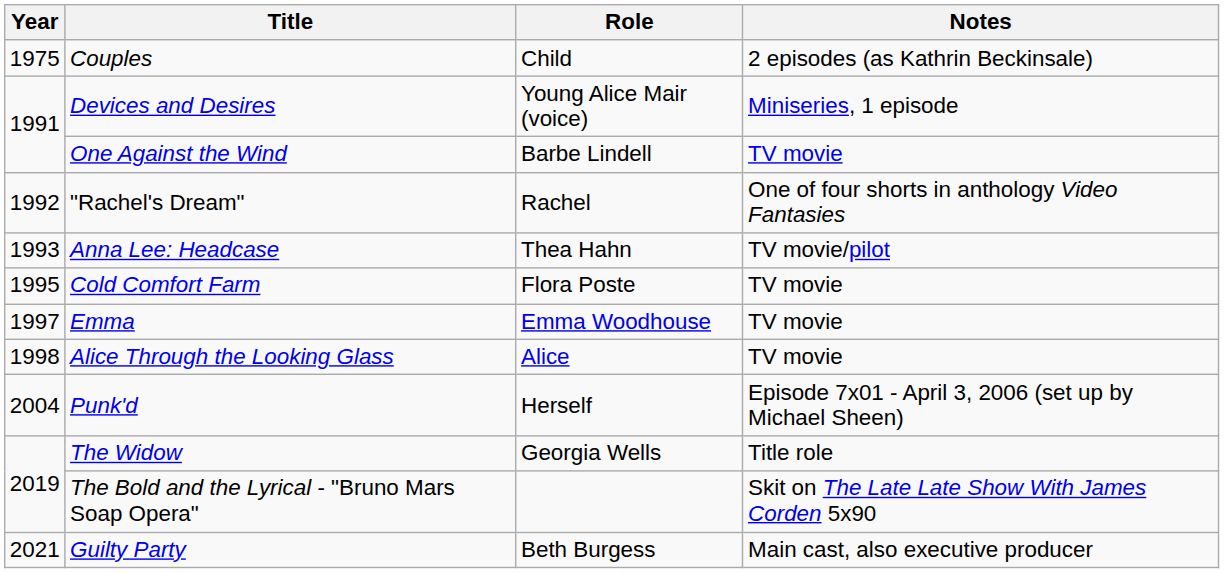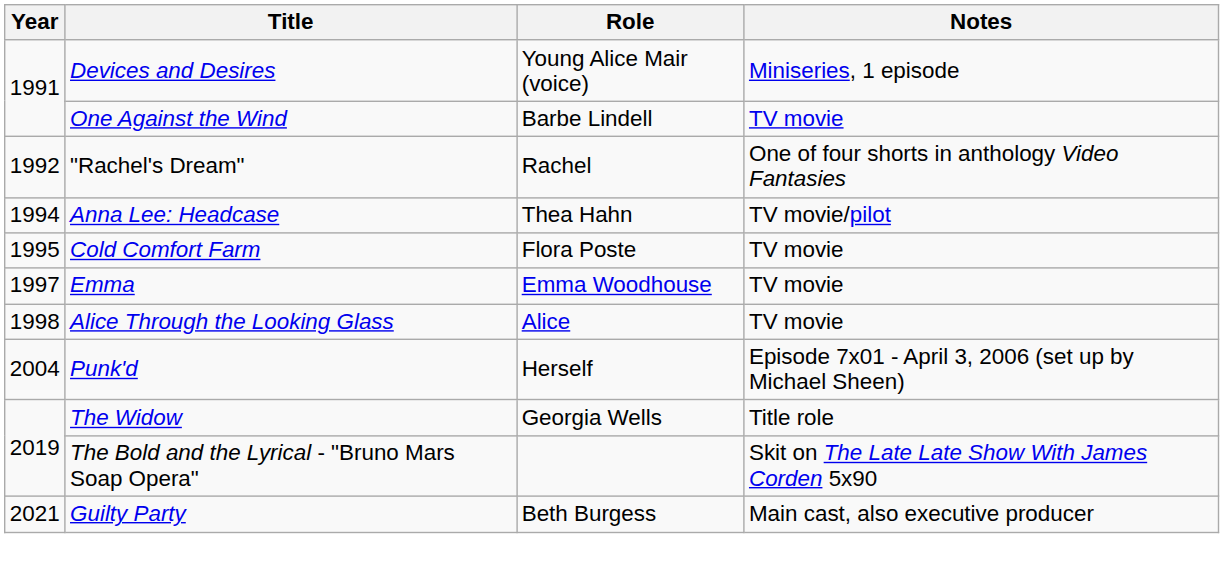- row: (111, 57)
(35, 250) 1993 -> (35, 214) 1994
